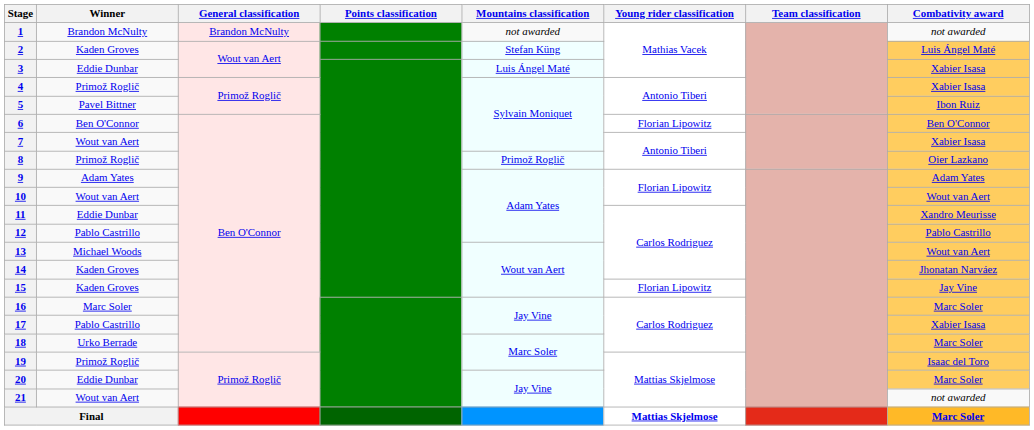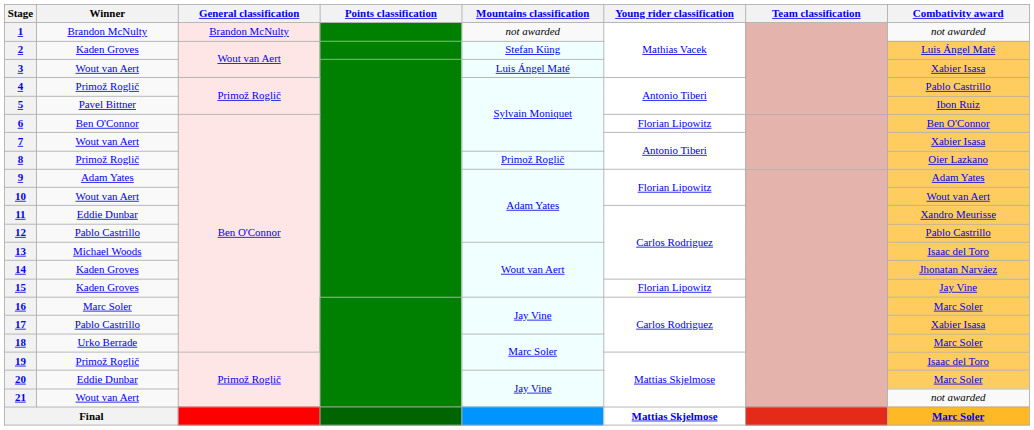(107, 68) Eddie Dunbar -> (107, 68) Wout van Aert
(958, 87) Xabier Isasa -> (958, 87) Pablo Castrillo
(958, 251) Wout van Aert -> (958, 251) Isaac del Toro
